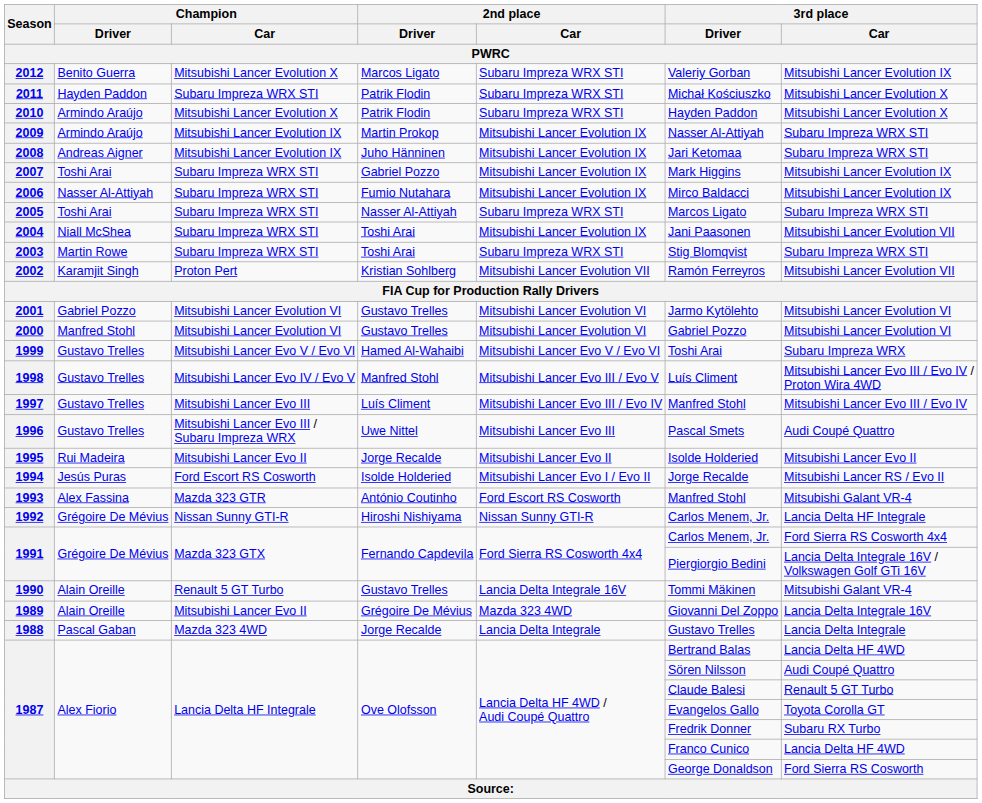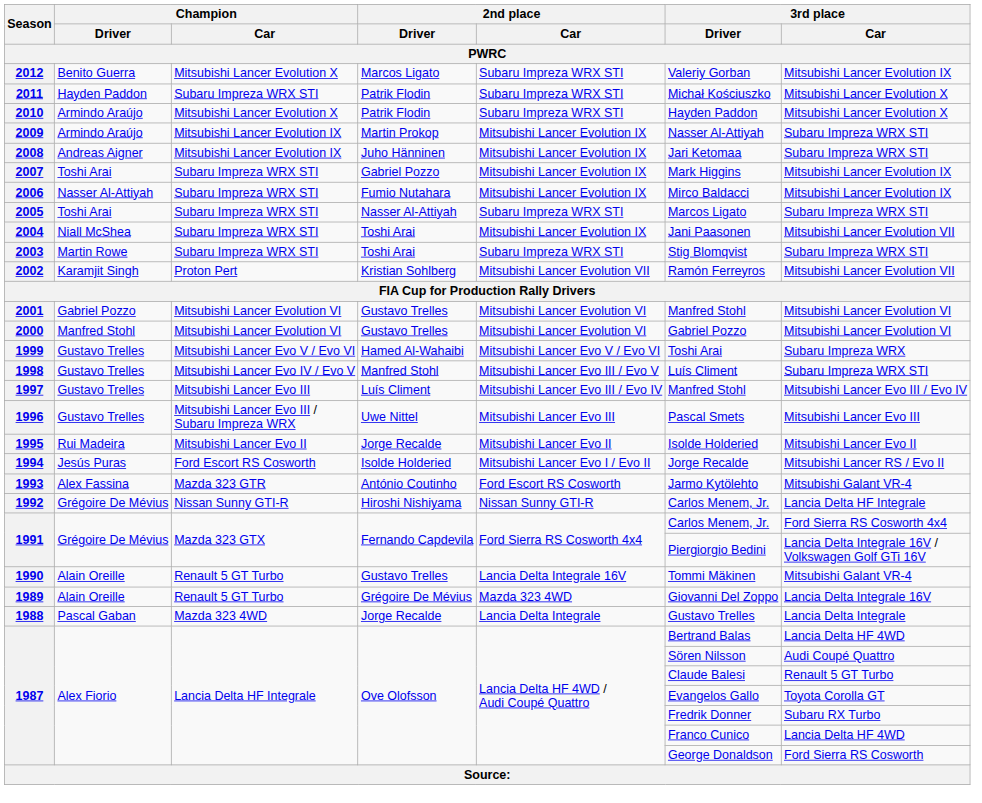(713, 311) Jarmo Kytölehto -> (707, 311) Manfred Stohl
(879, 377) Mitsubishi Lancer Evo III / Evo IV / Proton Wira 4WD -> (856, 370) Subaru Impreza WRX STI
(839, 431) Audi Coupé Quattro -> (852, 417) Mitsubishi Lancer Evo III
(707, 497) Manfred Stohl -> (713, 483) Jarmo Kytölehto
(240, 610) Mitsubishi Lancer Evo II -> (229, 596) Renault 5 GT Turbo
